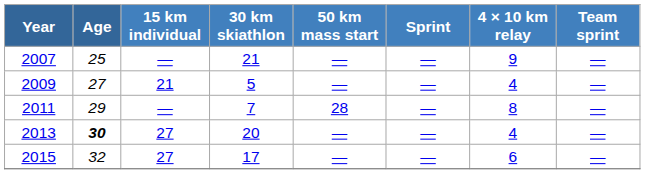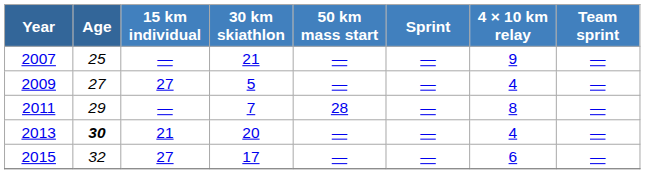(165, 83) 21 -> (165, 83) 27
(165, 132) 27 -> (165, 132) 21
